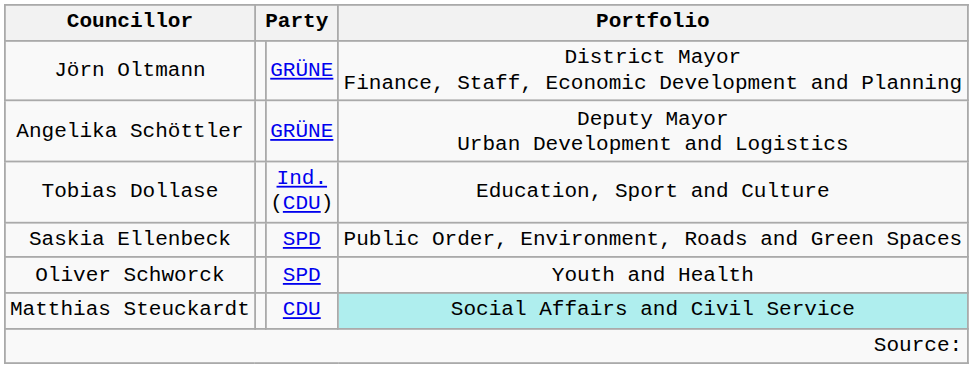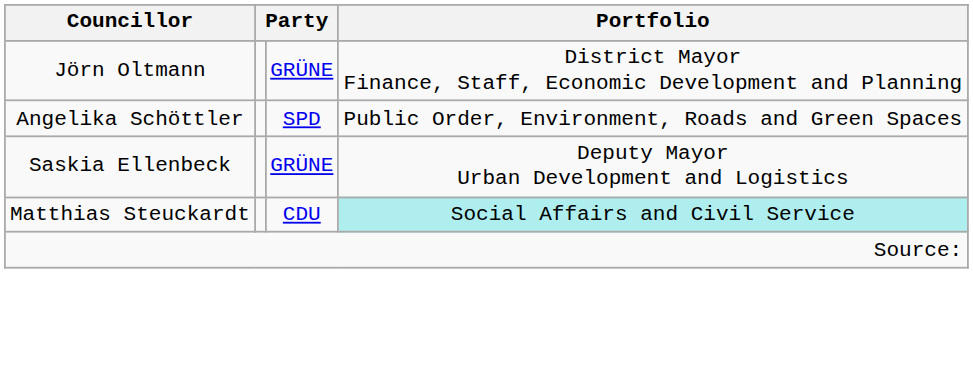(302, 131) GRÜNE -> (302, 118) SPD
(653, 131) Deputy Mayor Urban Development and Logistics -> (653, 118) Public Order, Environment, Roads and Green Spaces
- row: (130, 191)
(302, 239) SPD -> (302, 166) GRÜNE
(653, 239) Public Order, Environment, Roads and Green Spaces -> (653, 166) Deputy Mayor Urban Development and Logistics
- row: (130, 275)
